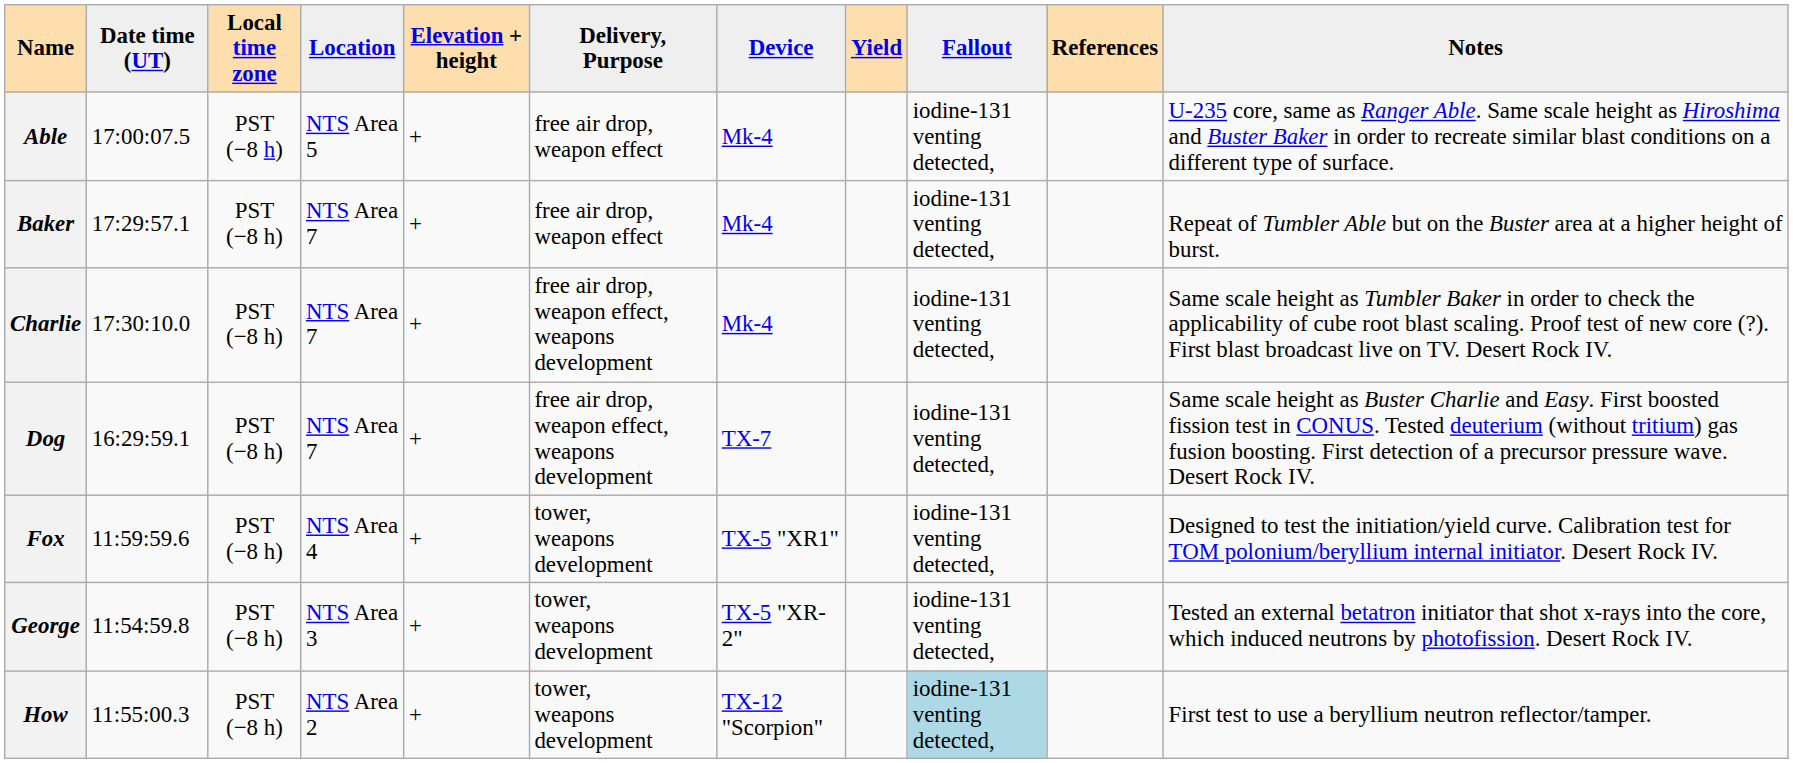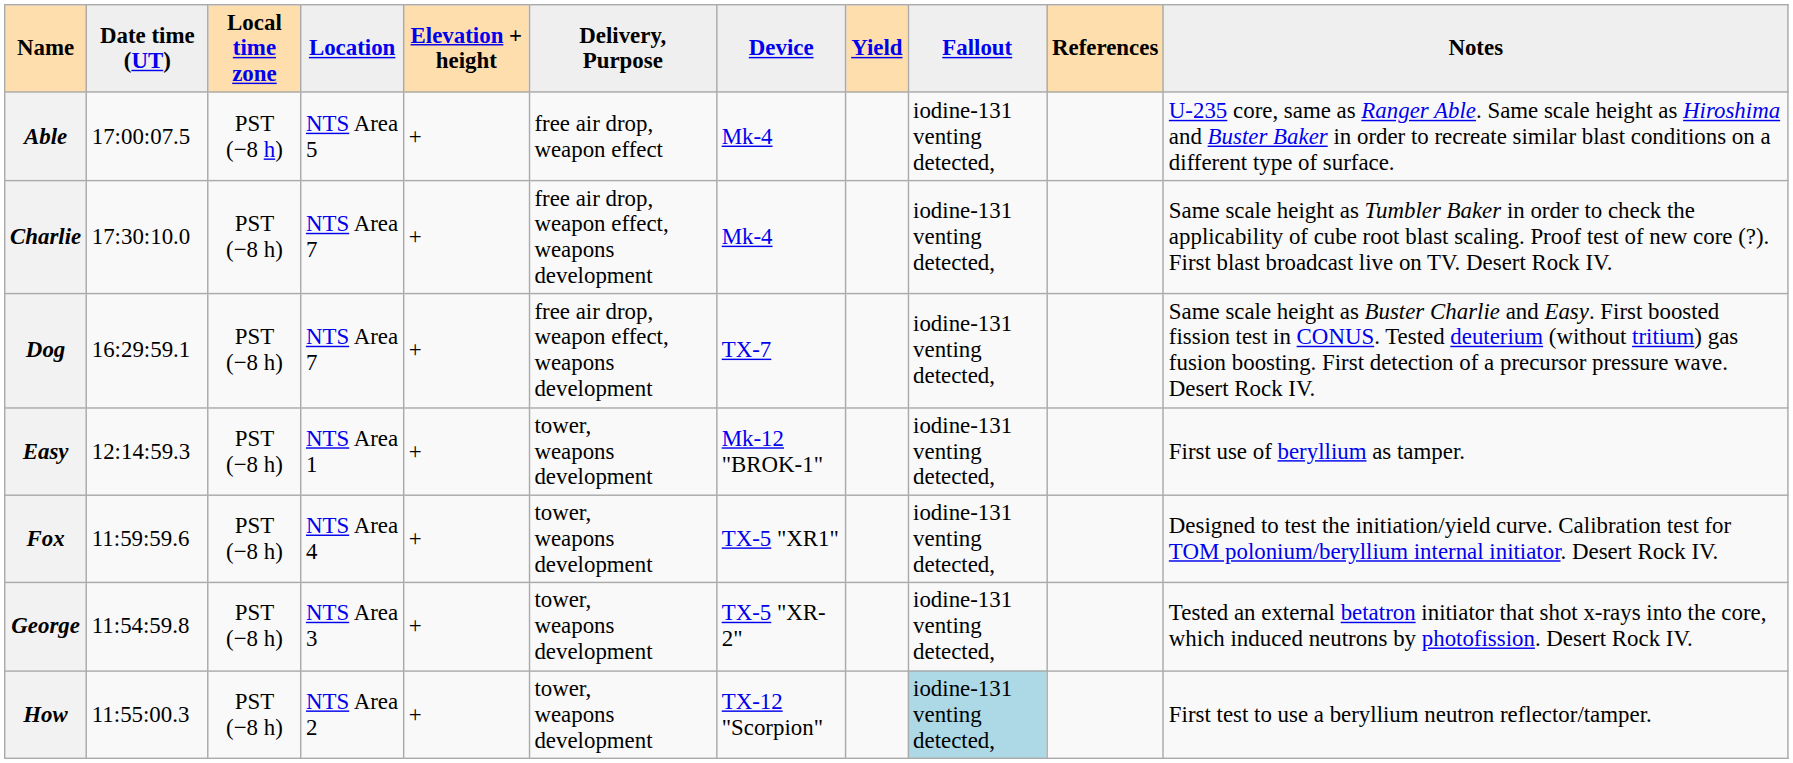- row: (46, 223)
+ row: (46, 450)
